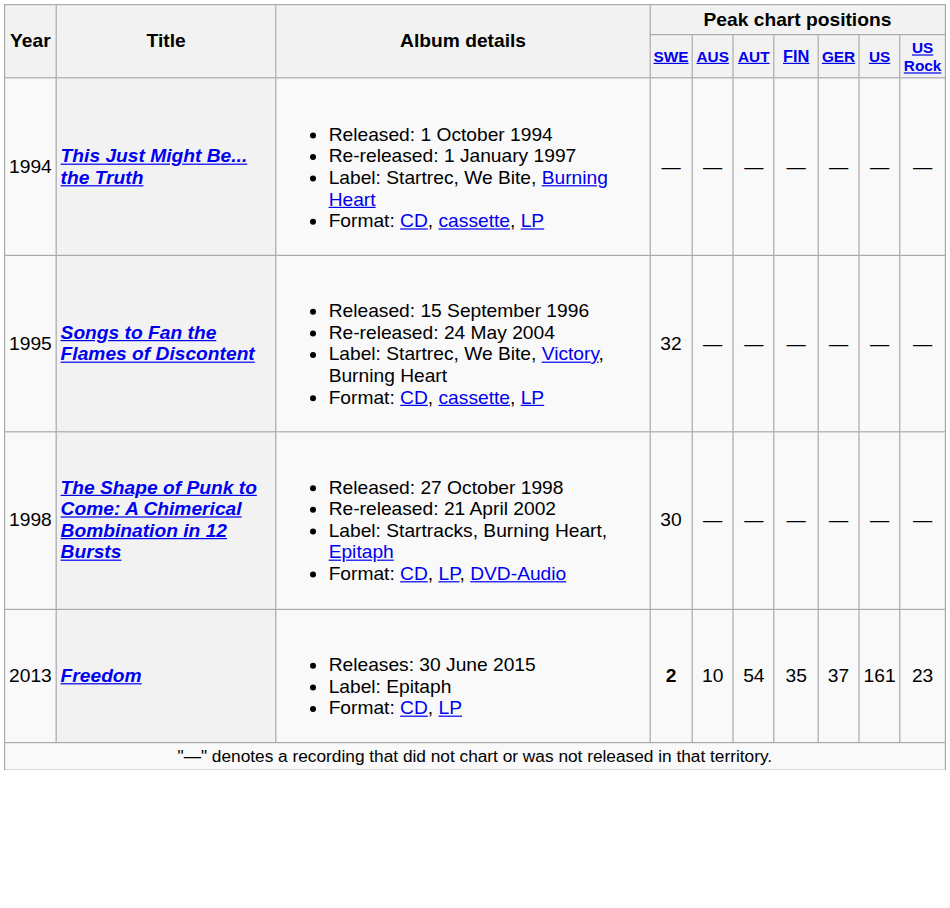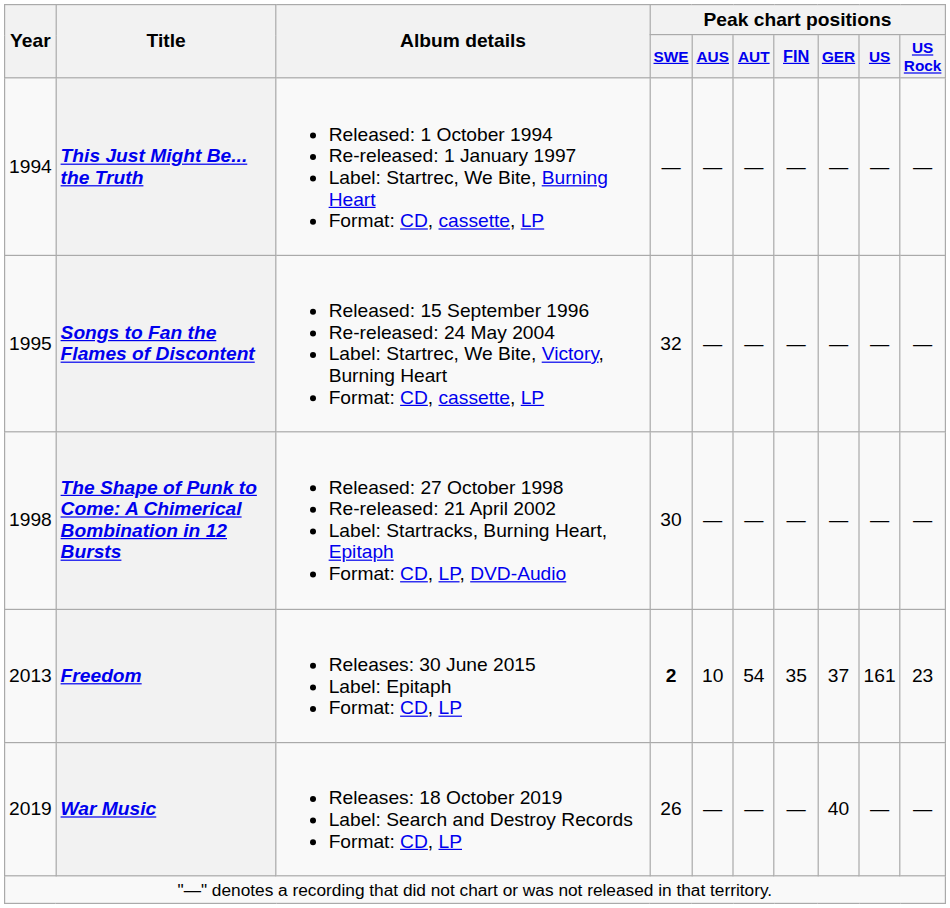+ row: (108, 809)
